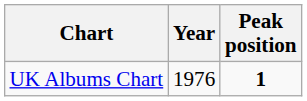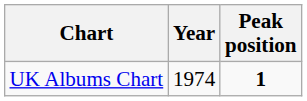(194, 78) 1976 -> (194, 78) 1974
